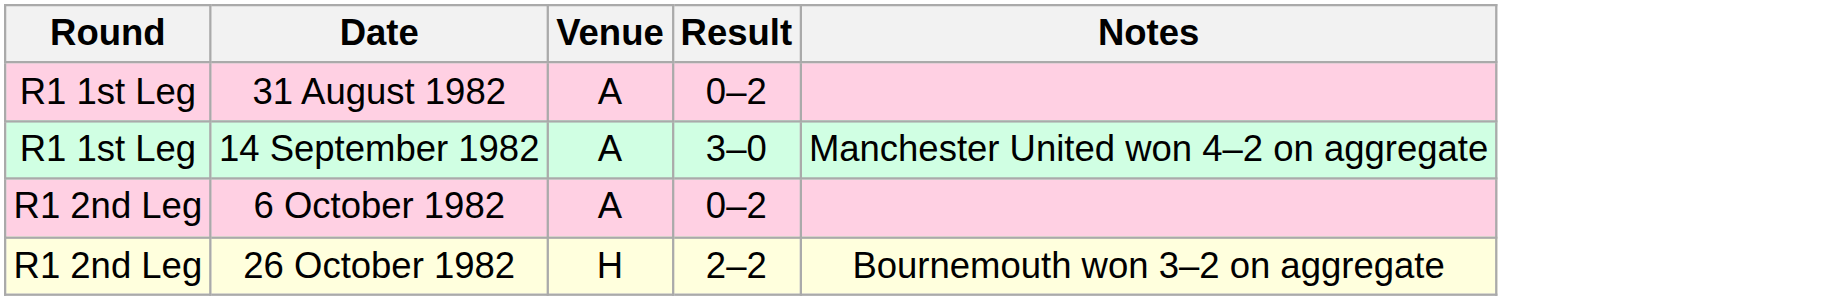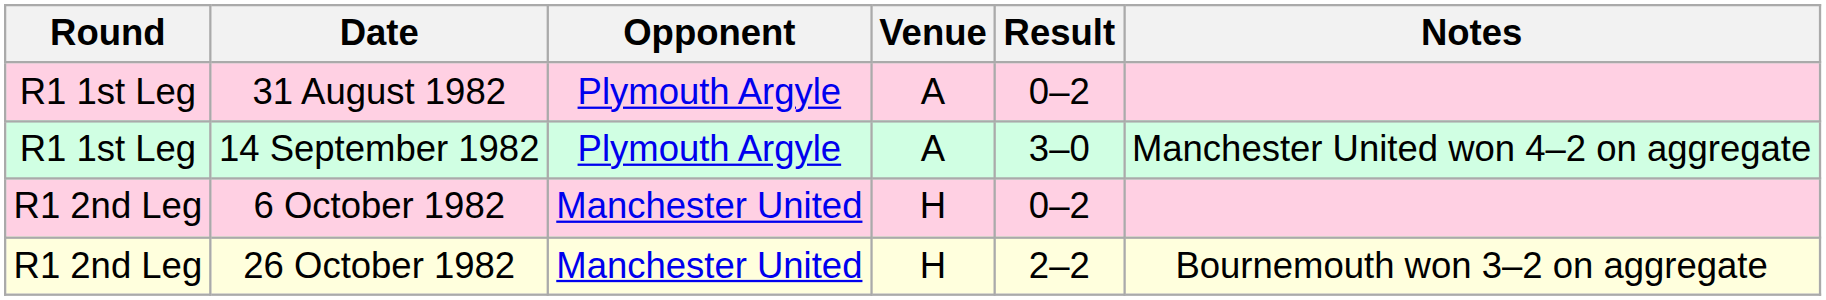+ column: (709, 33)
(610, 206) A -> (933, 206) H
